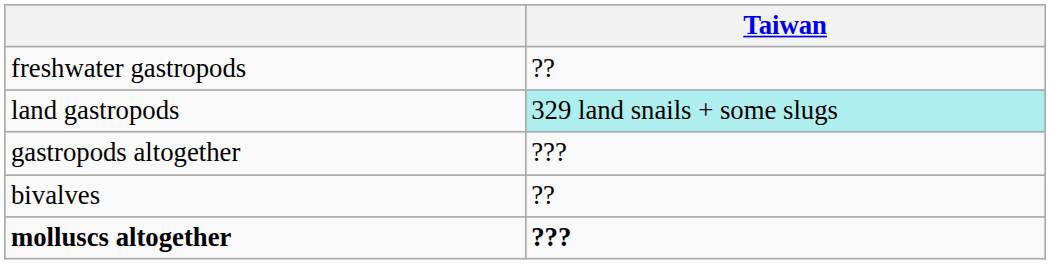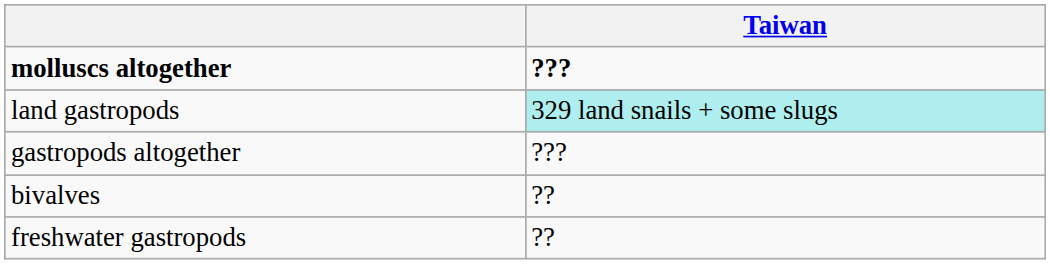rows swapped: (129, 68) <-> (121, 237)
